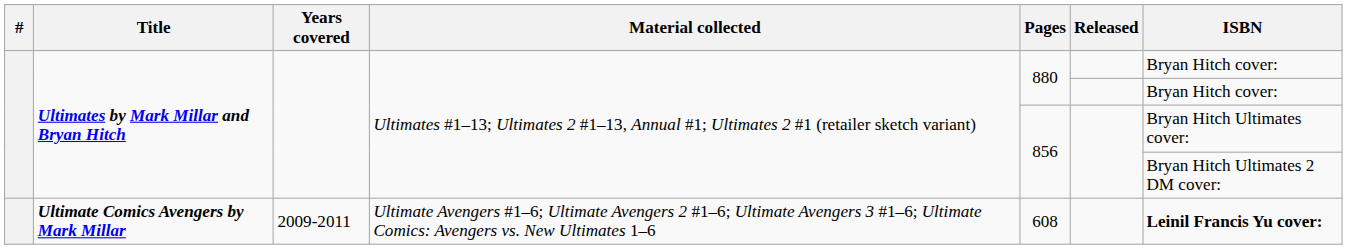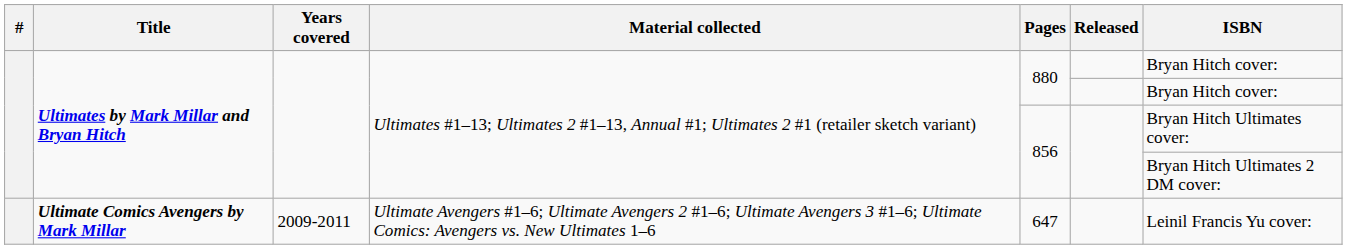(1045, 221) 608 -> (1045, 221) 647
(1235, 221) bold -> (1229, 221) normal
